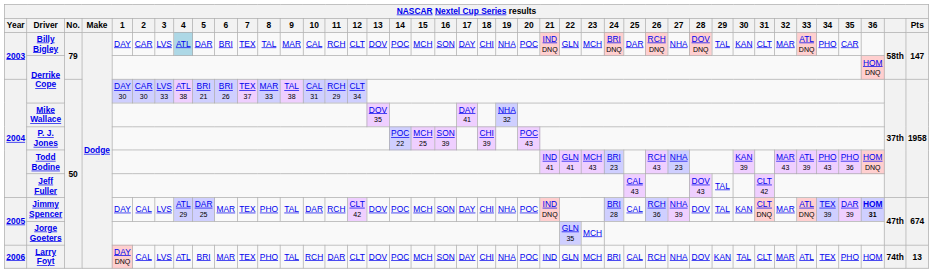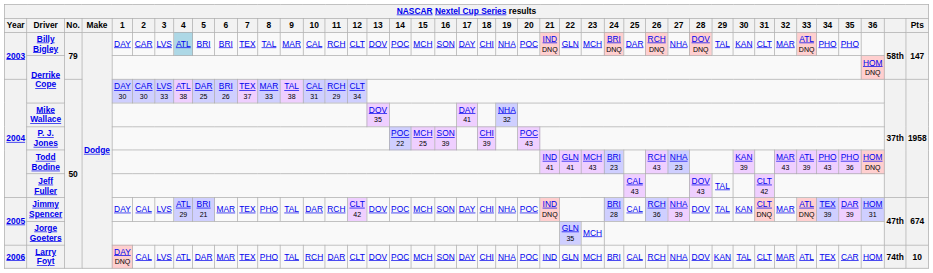(204, 44) DAR -> (204, 44) BRI
(850, 44) CAR -> (850, 44) PHO
(204, 91) BRI 21 -> (204, 91) DAR 25
(204, 209) DAR 25 -> (204, 209) BRI 21
(873, 209) bold -> (873, 209) normal
(204, 257) BRI -> (204, 257) DAR
(850, 257) PHO -> (850, 257) CAR
(917, 257) 13 -> (917, 257) 10
